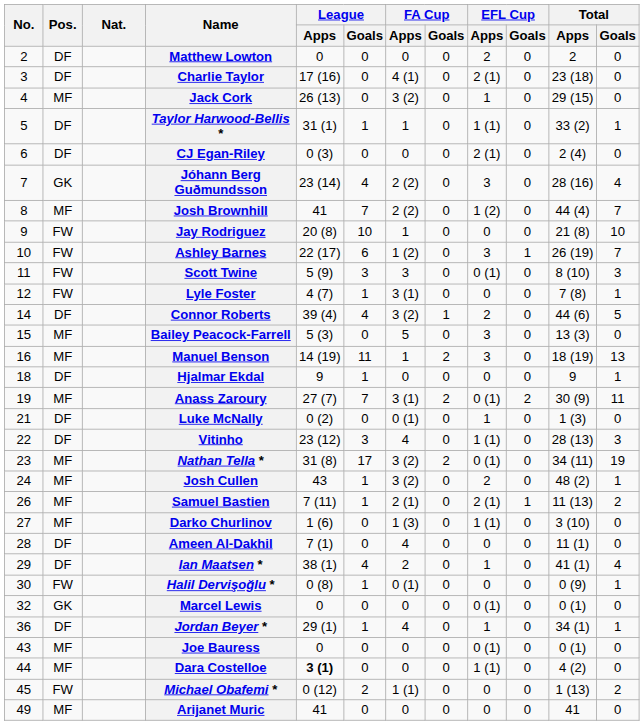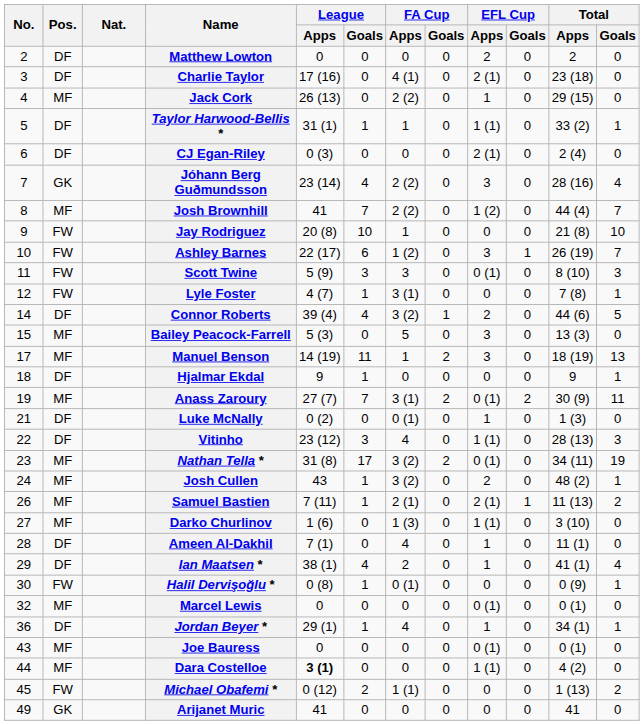(405, 98) 3 (2) -> (405, 98) 2 (2)
(24, 356) 16 -> (24, 356) 17
(487, 543) 0 -> (487, 543) 1
(63, 606) GK -> (63, 606) MF
(63, 710) MF -> (63, 710) GK
